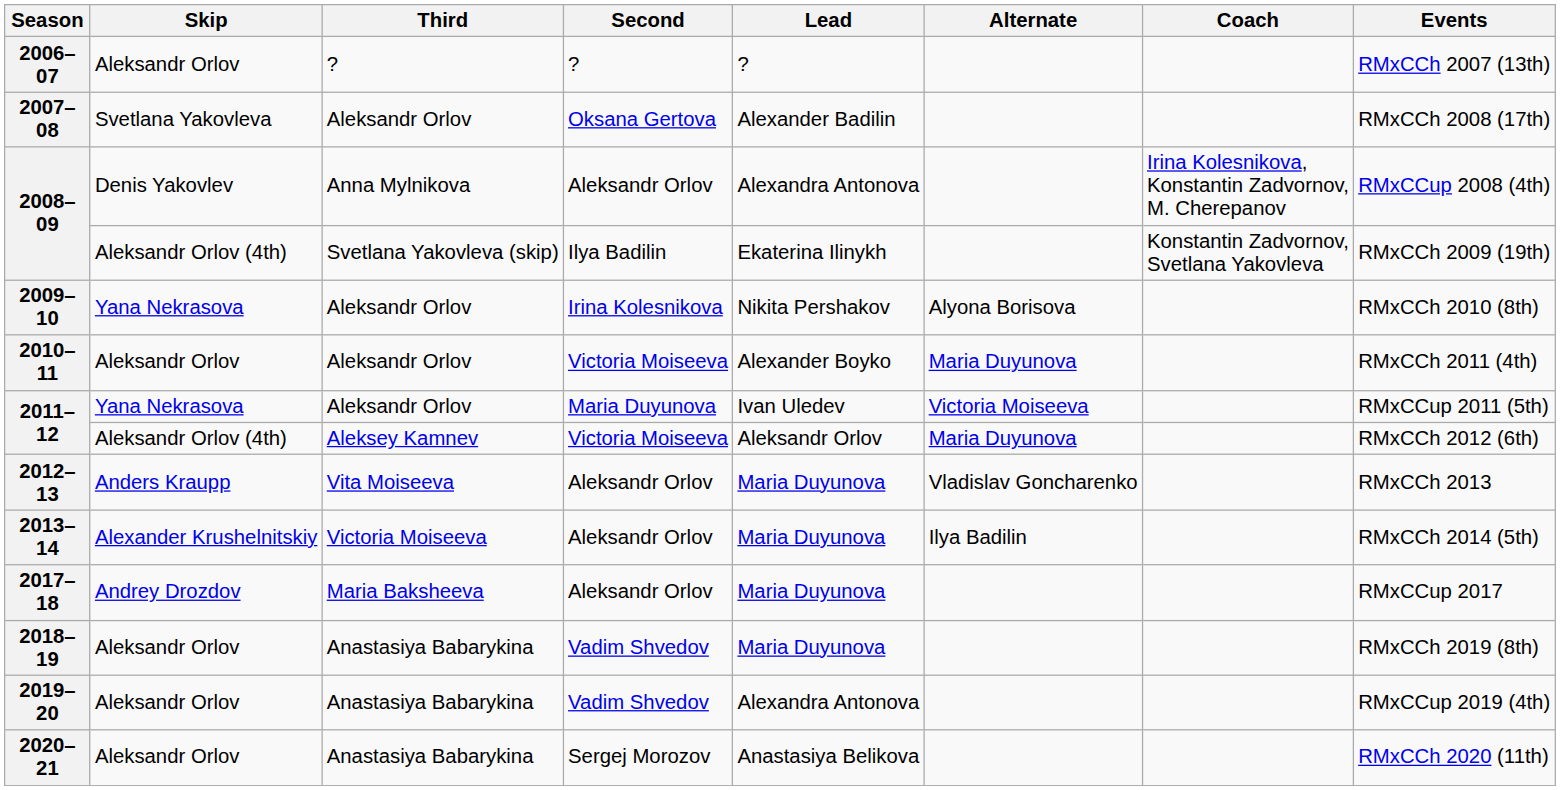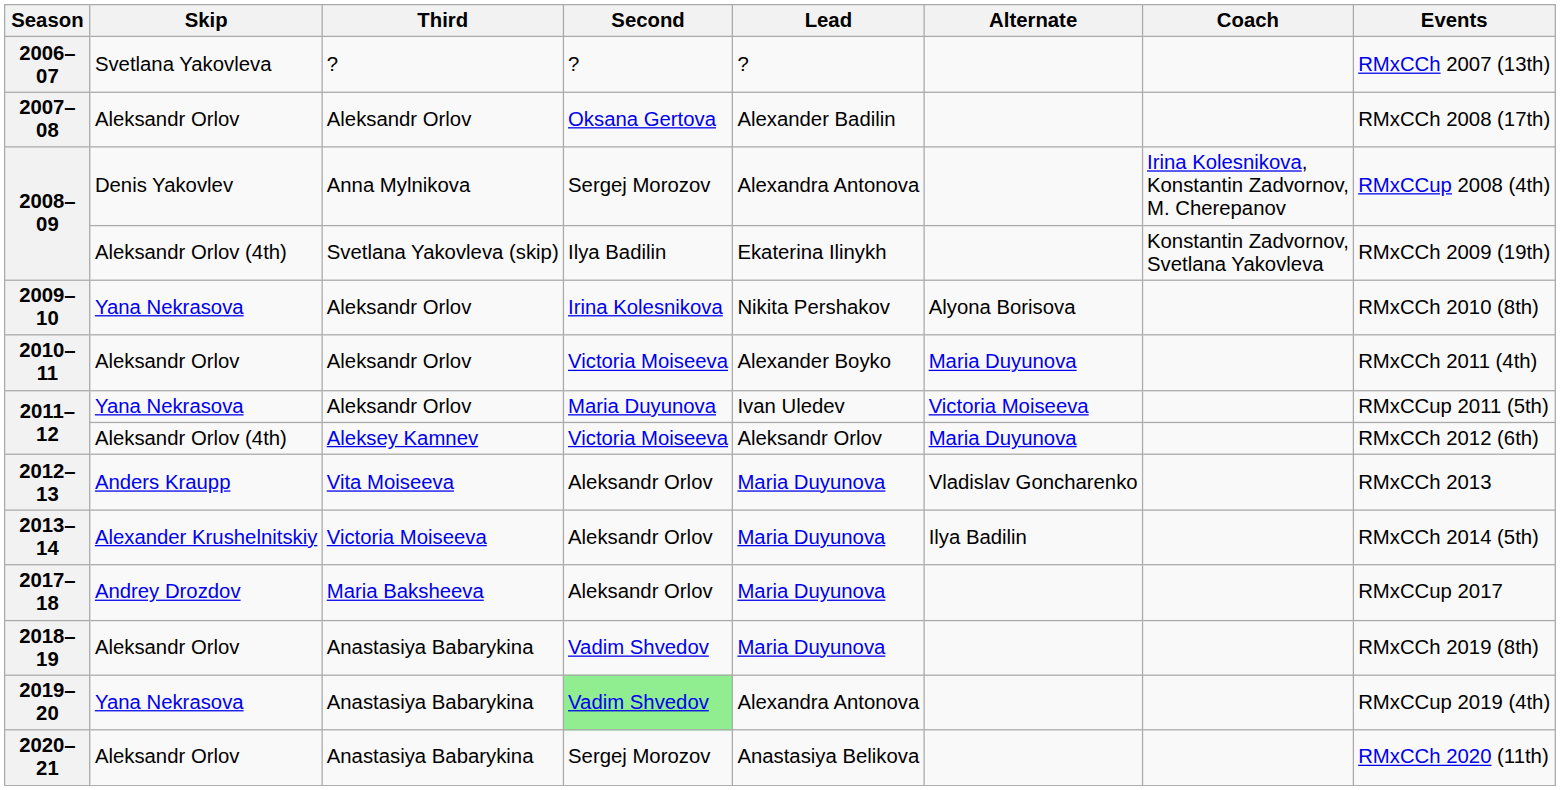(167, 64) Aleksandr Orlov -> (183, 64) Svetlana Yakovleva
(183, 119) Svetlana Yakovleva -> (167, 119) Aleksandr Orlov
(640, 185) Aleksandr Orlov -> (639, 185) Sergej Morozov
(167, 702) Aleksandr Orlov -> (169, 702) Yana Nekrasova
(638, 702) no background -> (638, 702) lightgreen background
